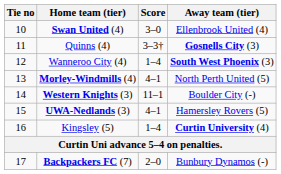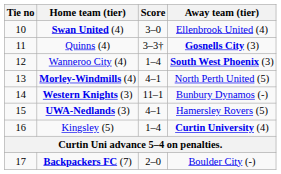(222, 95) Boulder City (-) -> (222, 95) Bunbury Dynamos (-)
(222, 161) Bunbury Dynamos (-) -> (222, 161) Boulder City (-)
